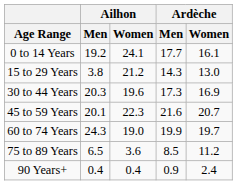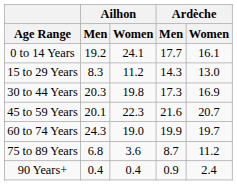(95, 72) 3.8 -> (95, 72) 8.3
(133, 72) 21.2 -> (133, 72) 11.2
(133, 92) 19.6 -> (133, 92) 19.8
(95, 151) 6.5 -> (95, 151) 6.8
(171, 151) 8.5 -> (171, 151) 8.7
